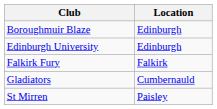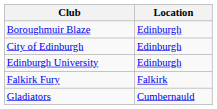+ row: (45, 46)
- row: (27, 96)
